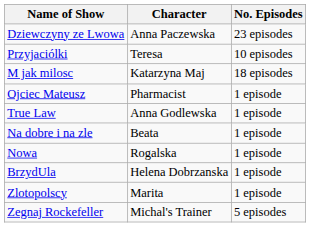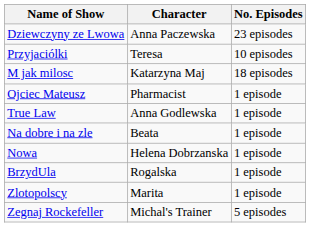(153, 152) Rogalska -> (179, 152) Helena Dobrzanska
(179, 172) Helena Dobrzanska -> (153, 172) Rogalska
